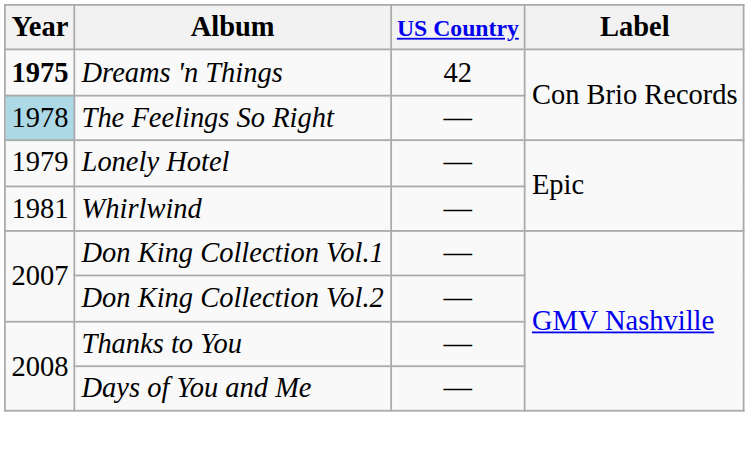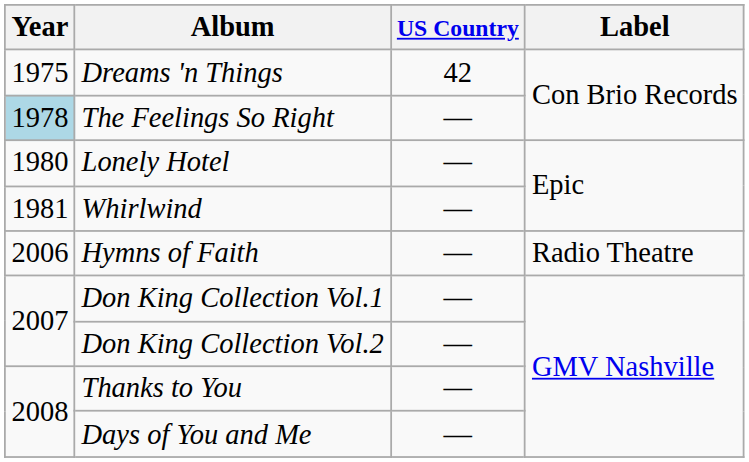(40, 72) bold -> (40, 72) normal
(40, 162) 1979 -> (40, 162) 1980
+ row: (170, 252)
